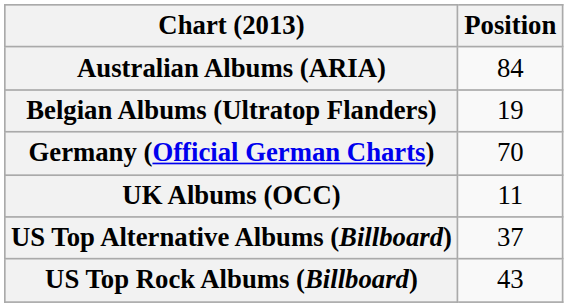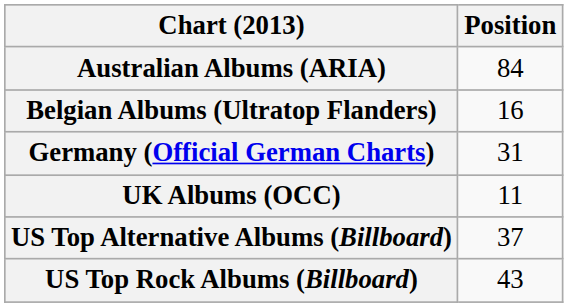(510, 110) 19 -> (510, 110) 16
(510, 152) 70 -> (510, 152) 31
